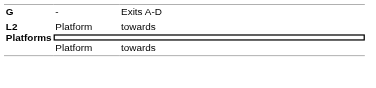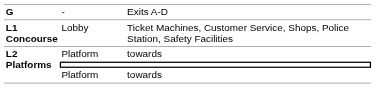+ row: (75, 27)
